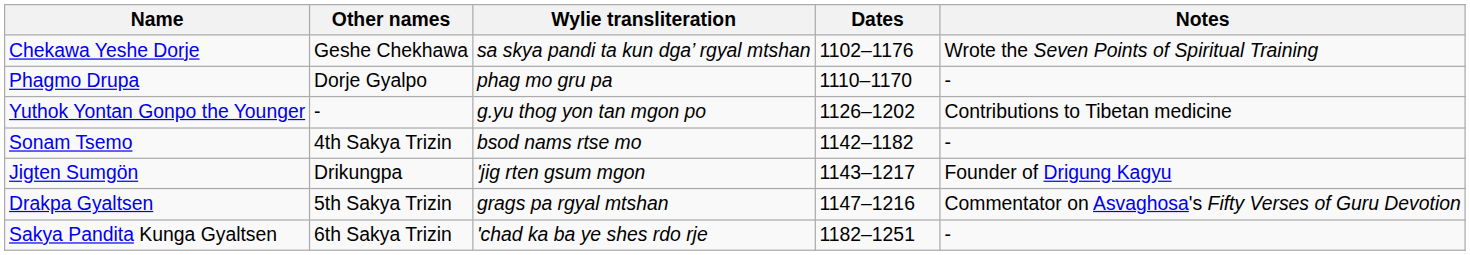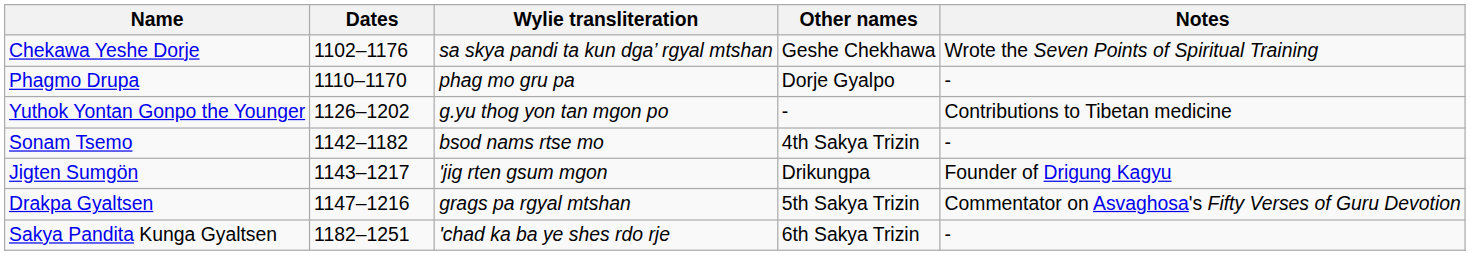columns swapped: (877, 19) <-> (391, 19)
